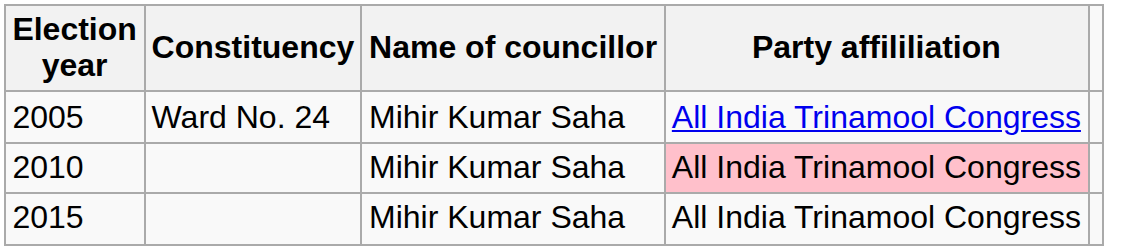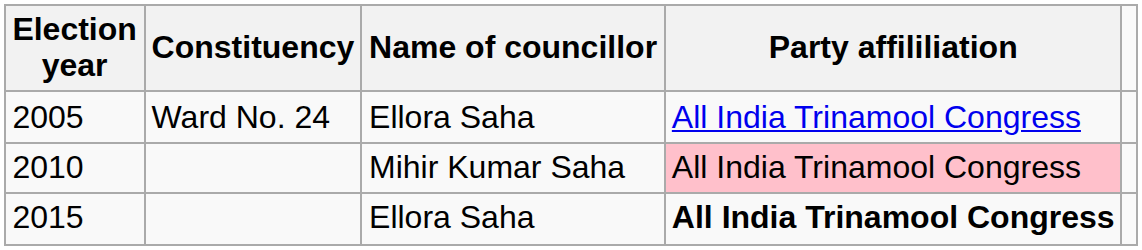(497, 116) Mihir Kumar Saha -> (452, 116) Ellora Saha
(497, 218) Mihir Kumar Saha -> (452, 218) Ellora Saha
(876, 218) normal -> (893, 218) bold
